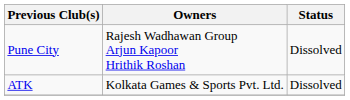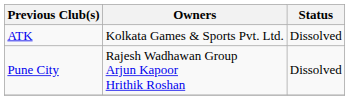rows swapped: (33, 49) <-> (20, 85)
